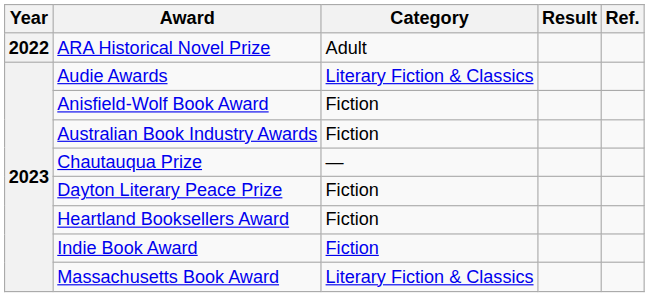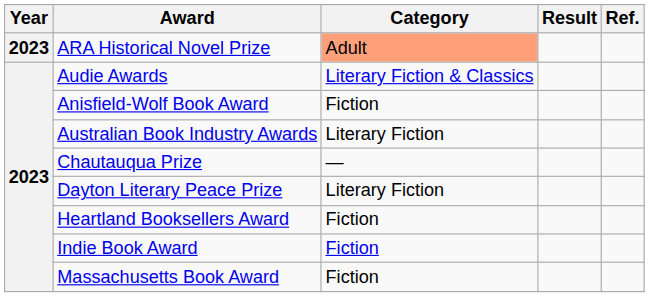(29, 47) 2022 -> (29, 47) 2023
(346, 47) no background -> (346, 47) lightsalmon background
(352, 133) Fiction -> (385, 133) Literary Fiction
(352, 190) Fiction -> (385, 190) Literary Fiction
(430, 276) Literary Fiction & Classics -> (352, 276) Fiction
